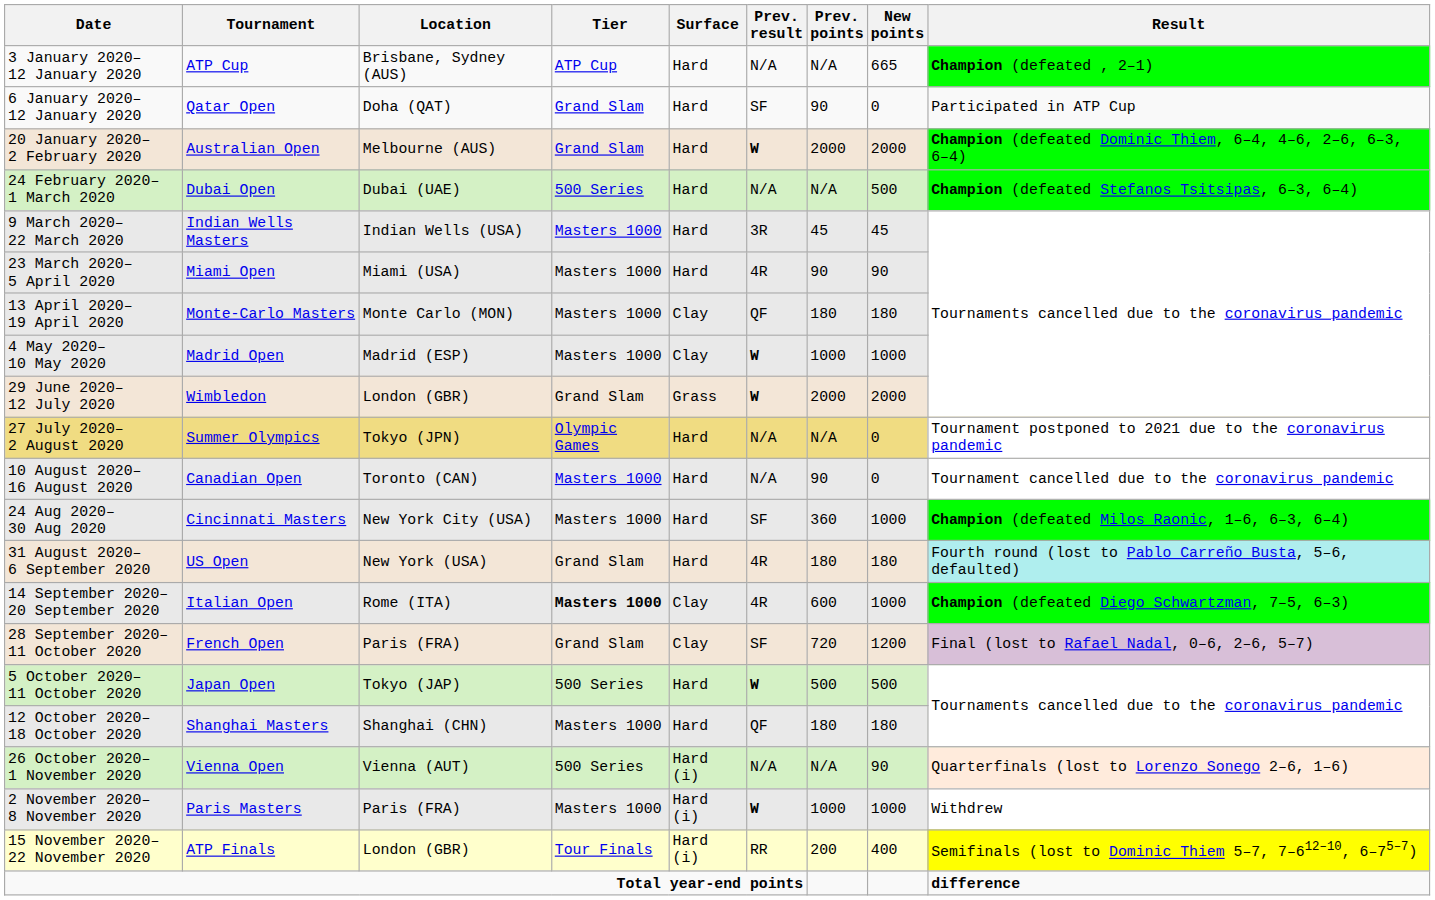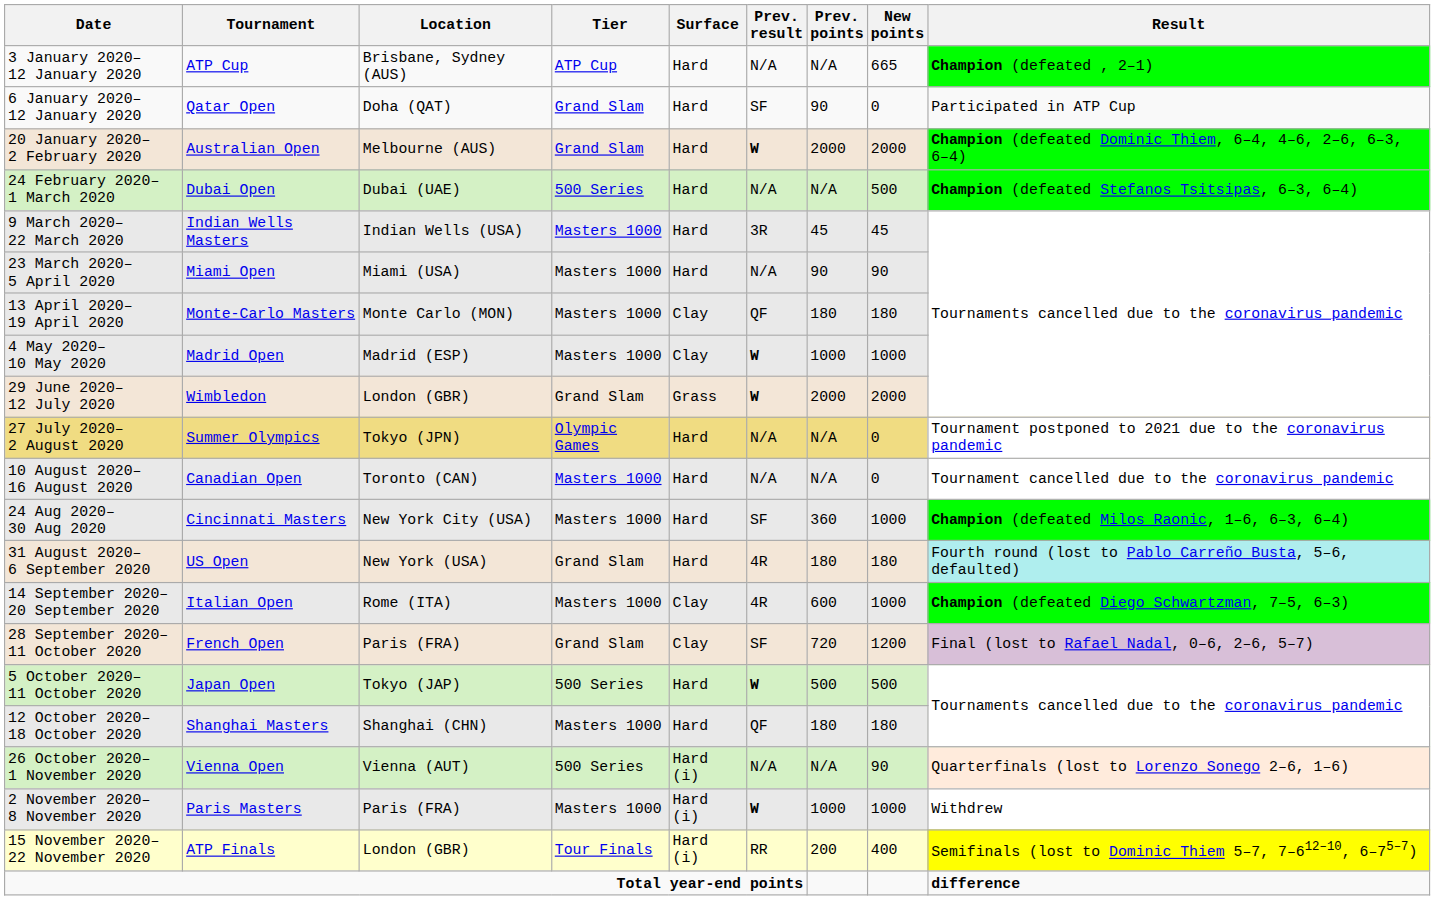(759, 273) 4R -> (763, 273) N/A
(819, 479) 90 -> (824, 479) N/A
(608, 603) bold -> (608, 603) normal
